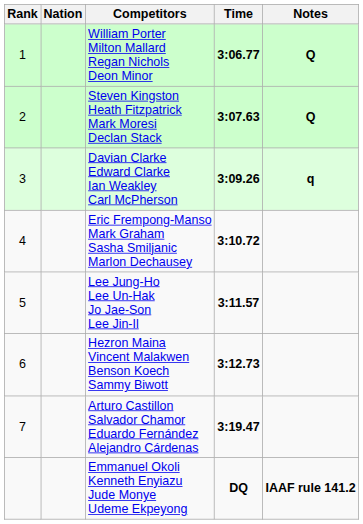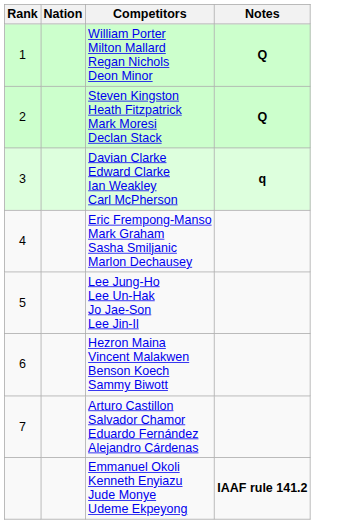- column: (238, 14)
